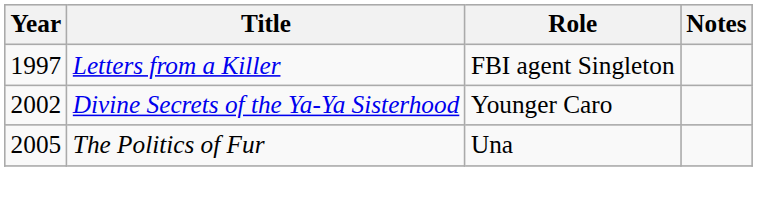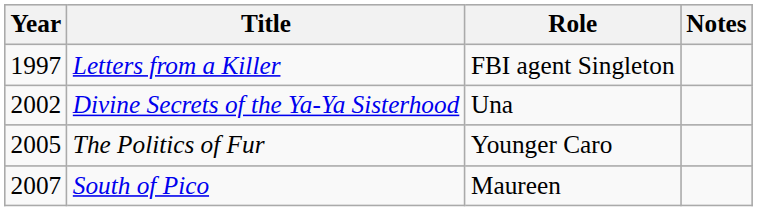(542, 104) Younger Caro -> (492, 104) Una
(492, 144) Una -> (542, 144) Younger Caro
+ row: (141, 184)
